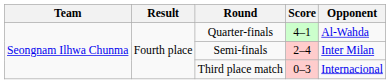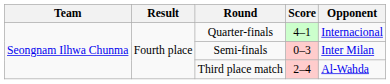(345, 32) Al-Wahda -> (352, 32) Internacional
(302, 50) 2–4 -> (302, 50) 0–3
(302, 69) 0–3 -> (302, 69) 2–4
(352, 69) Internacional -> (345, 69) Al-Wahda
